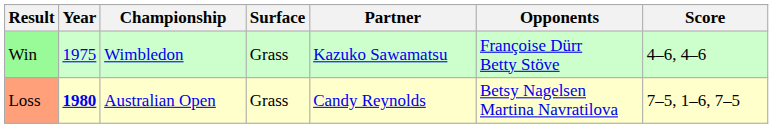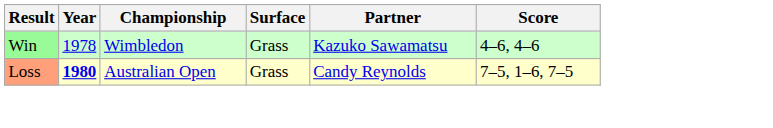- column: (559, 17)
(79, 54) 1975 -> (79, 44) 1978
